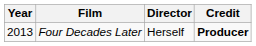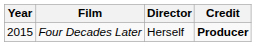(20, 32) 2013 -> (20, 32) 2015
